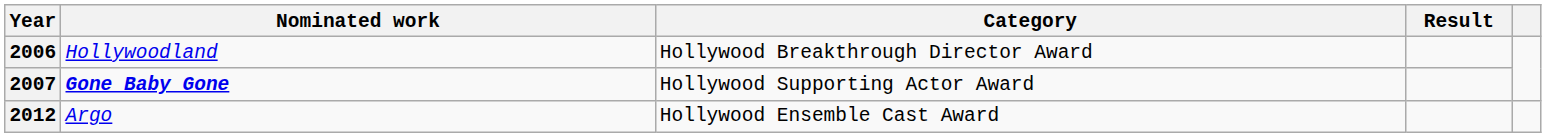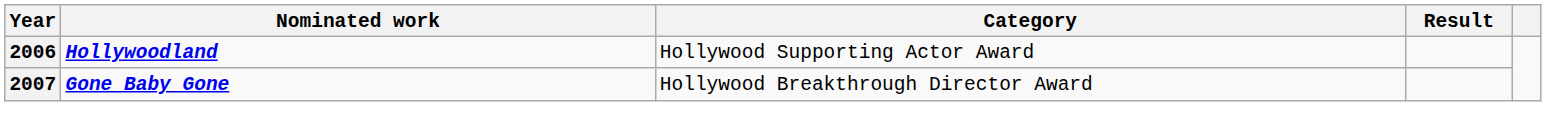(142, 52) normal -> (142, 52) bold
(876, 52) Hollywood Breakthrough Director Award -> (847, 52) Hollywood Supporting Actor Award
(847, 84) Hollywood Supporting Actor Award -> (876, 84) Hollywood Breakthrough Director Award
- row: (33, 116)
